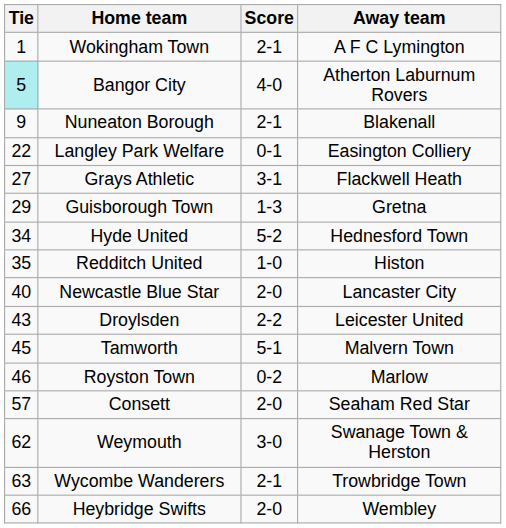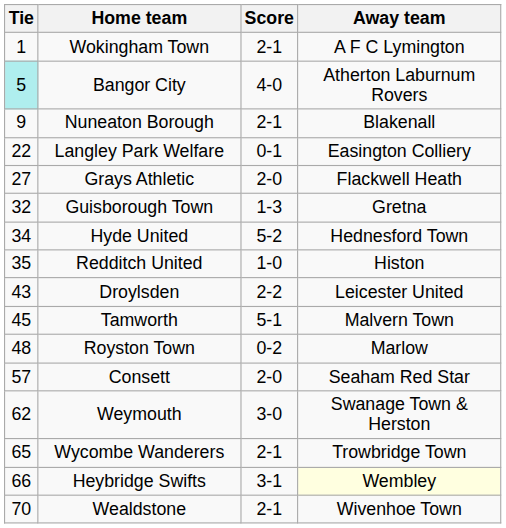(269, 179) 3-1 -> (269, 179) 2-0
(21, 207) 29 -> (21, 207) 32
- row: (139, 292)
(21, 376) 46 -> (21, 348) 48
(21, 481) 63 -> (21, 452) 65
(269, 509) 2-0 -> (269, 481) 3-1
(399, 509) no background -> (399, 481) lightyellow background
+ row: (139, 509)
